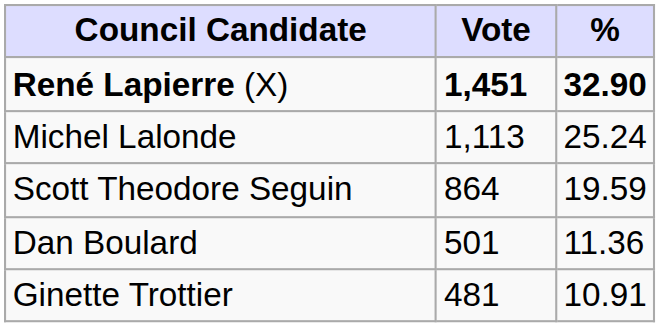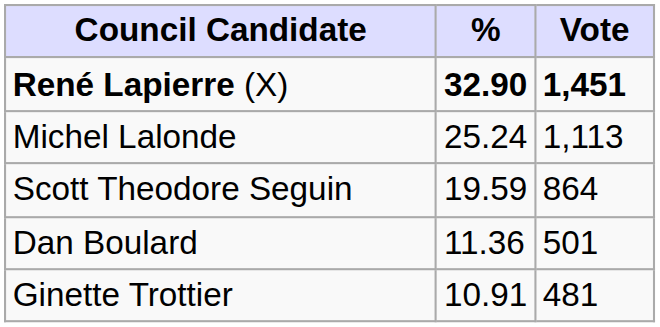columns swapped: (496, 30) <-> (605, 30)
